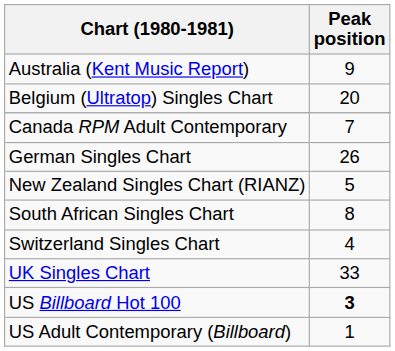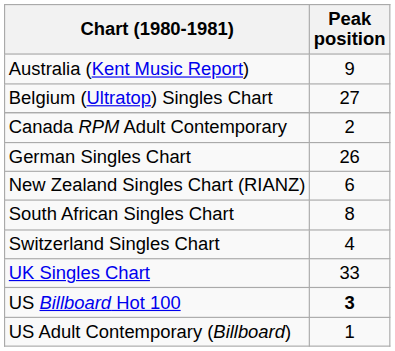(350, 98) 20 -> (350, 98) 27
(350, 127) 7 -> (350, 127) 2
(350, 185) 5 -> (350, 185) 6
